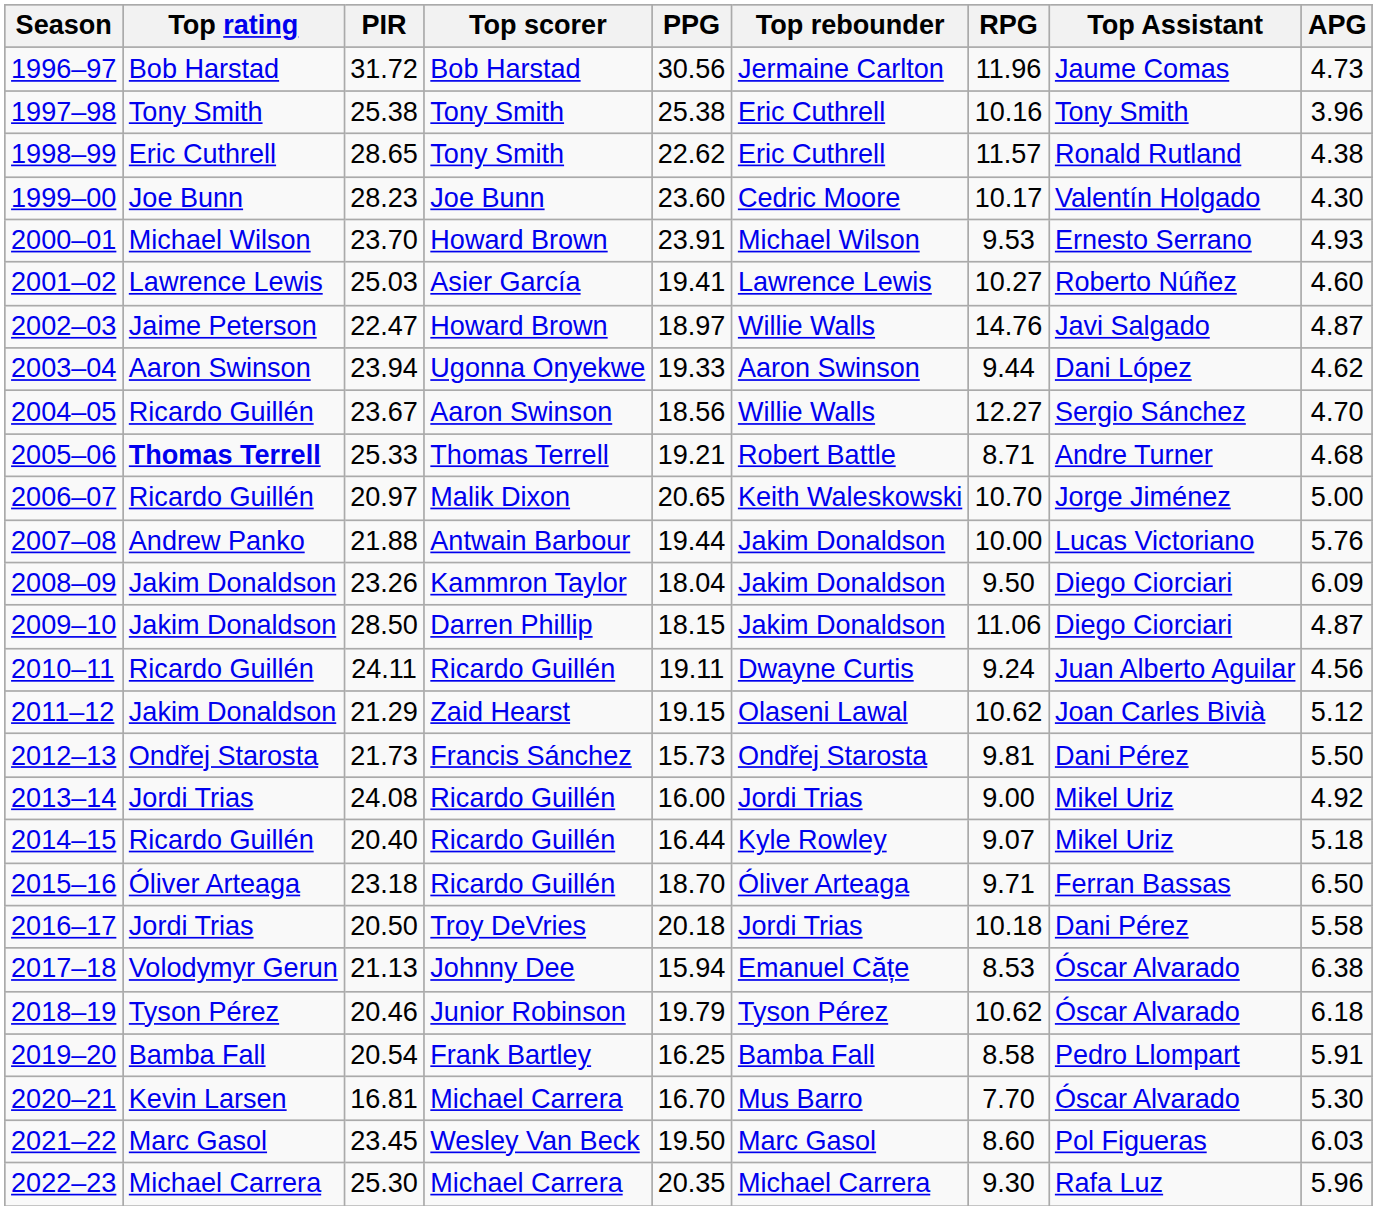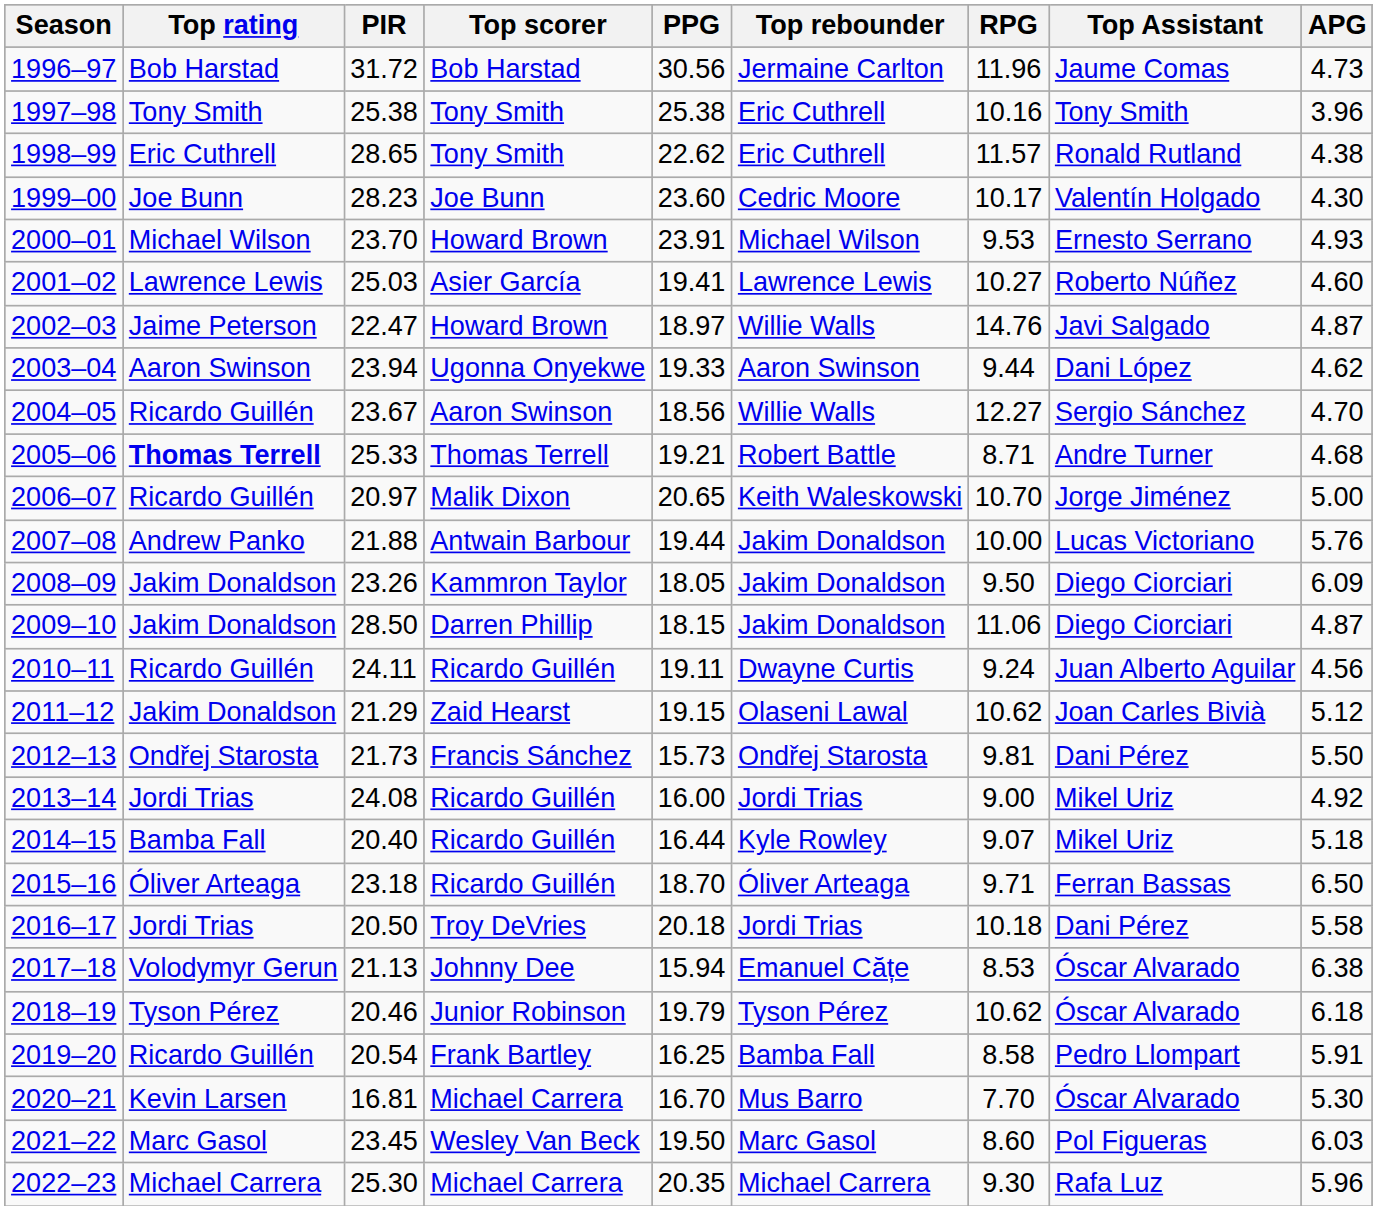(692, 583) 18.04 -> (692, 583) 18.05
(221, 840) Ricardo Guillén -> (197, 840) Bamba Fall
(197, 1055) Bamba Fall -> (221, 1055) Ricardo Guillén
